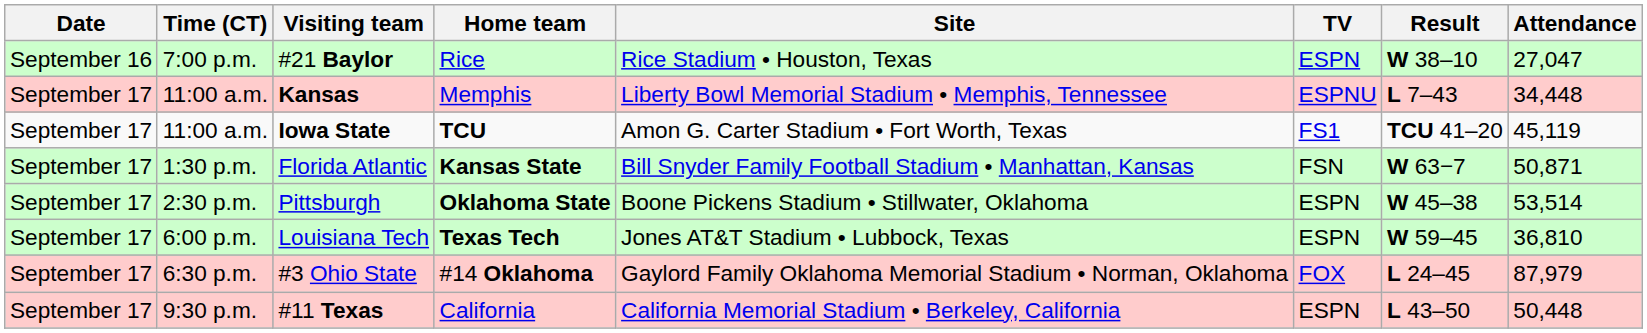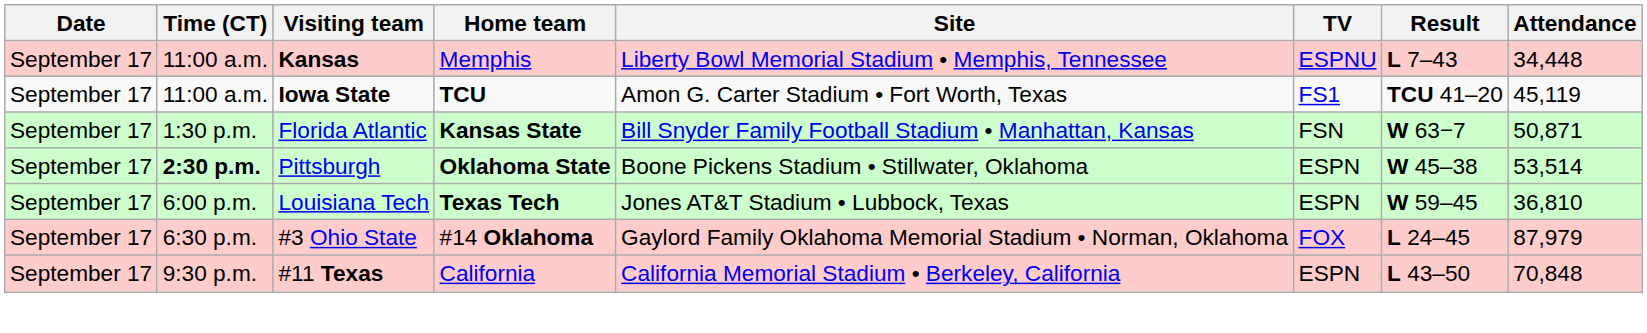- row: (336, 59)
(210, 202) normal -> (212, 166) bold
(1548, 310) 50,448 -> (1548, 274) 70,848
